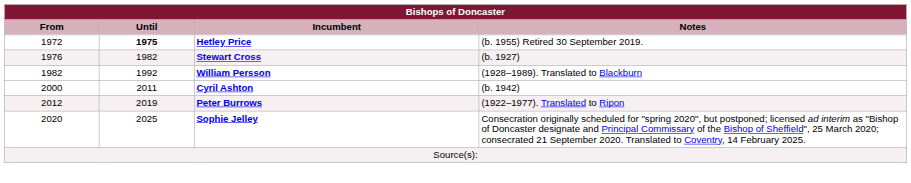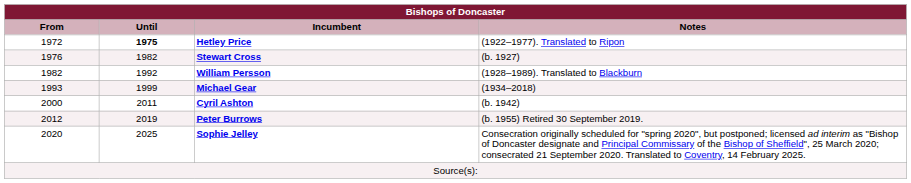(562, 42) (b. 1955) Retired 30 September 2019. -> (553, 42) (1922–1977). Translated to Ripon
+ row: (226, 88)
(553, 103) (1922–1977). Translated to Ripon -> (562, 118) (b. 1955) Retired 30 September 2019.
